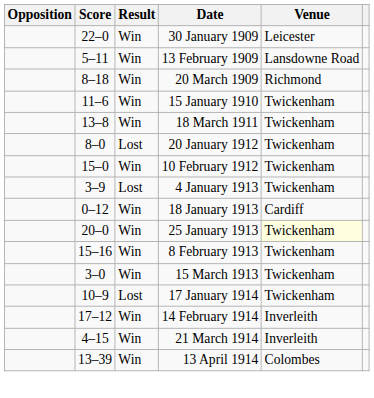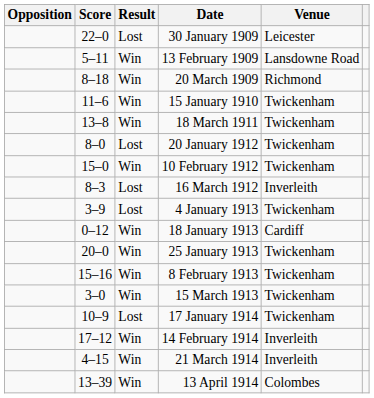(130, 36) Win -> (130, 36) Lost
+ row: (217, 187)
(300, 230) lightyellow background -> (300, 252) no background
